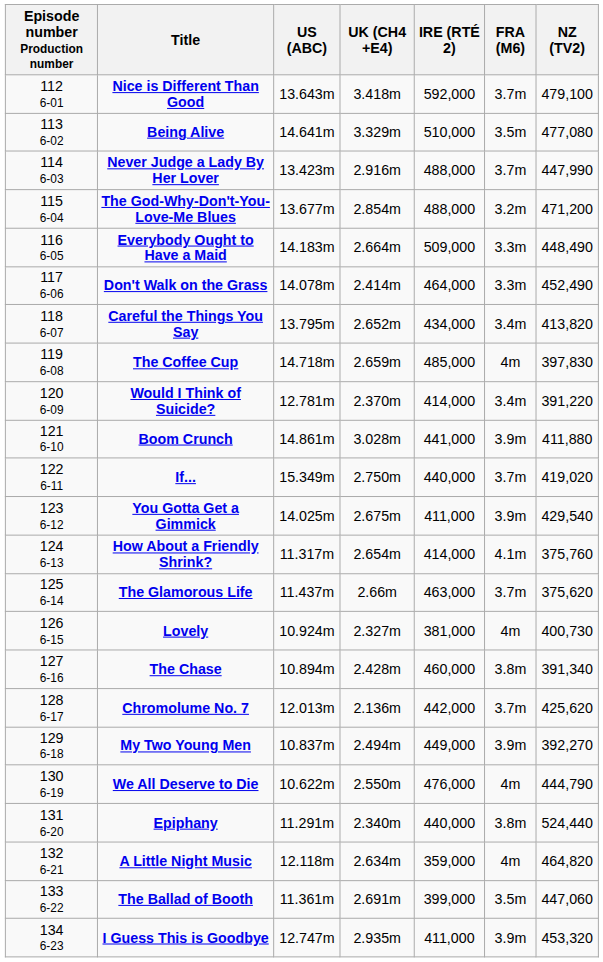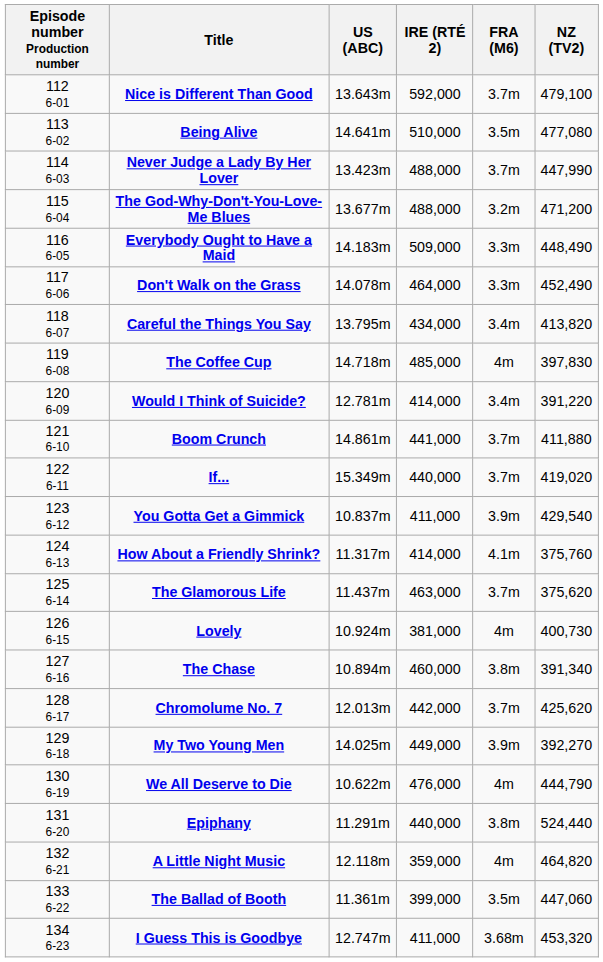- column: (377, 40)
(510, 439) 3.9m -> (504, 439) 3.7m
(307, 516) 14.025m -> (363, 516) 10.837m
(307, 746) 10.837m -> (363, 746) 14.025m
(510, 938) 3.9m -> (504, 938) 3.68m
